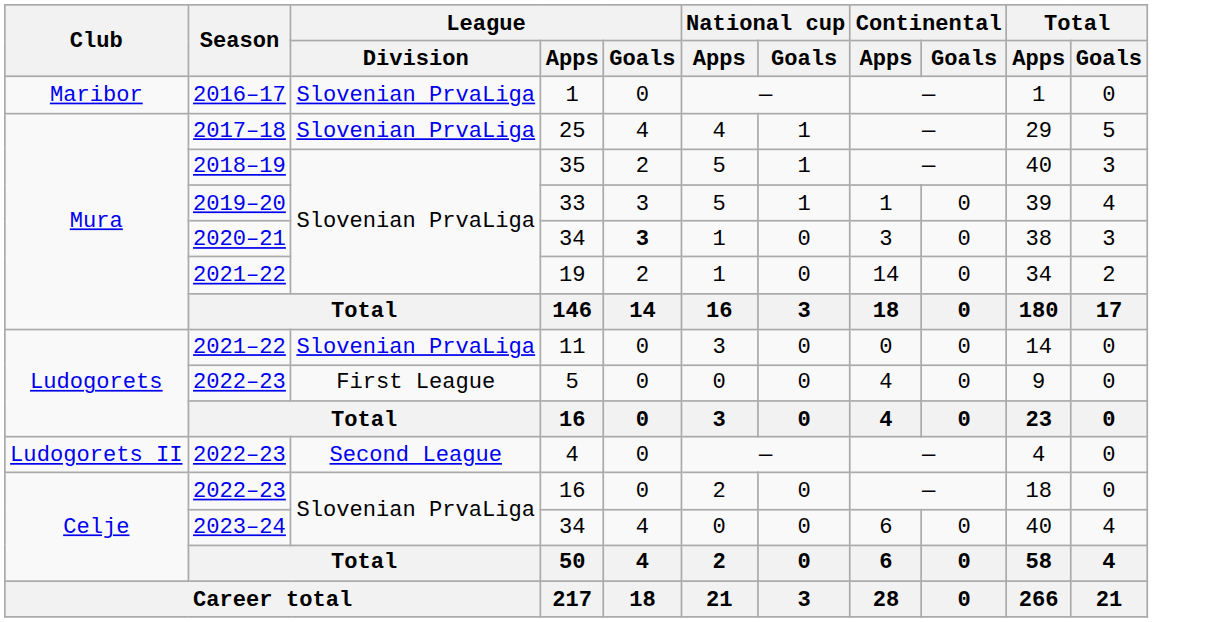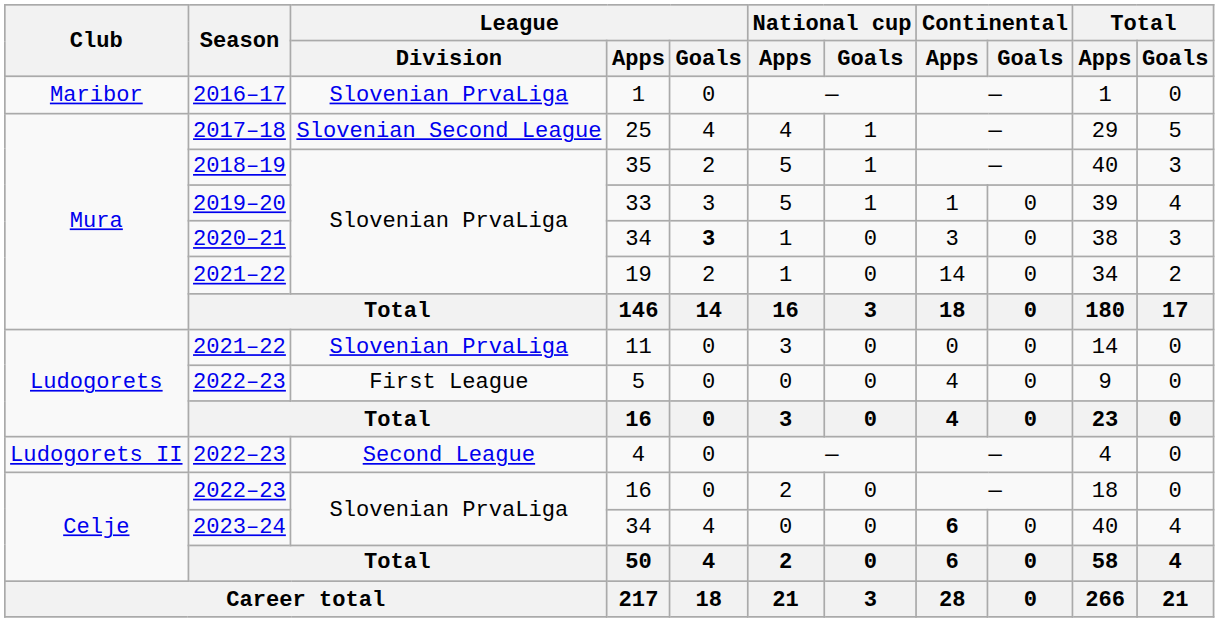(416, 131) Slovenian PrvaLiga -> (449, 131) Slovenian Second League
(886, 527) normal -> (952, 527) bold
